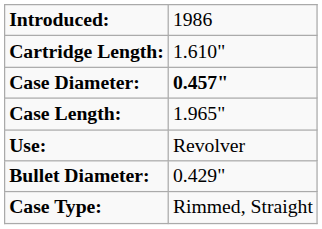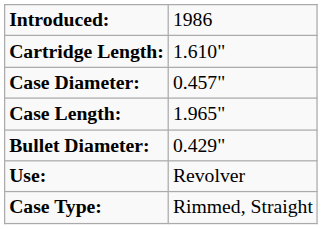(201, 82) bold -> (199, 82) normal
rows swapped: (28, 144) <-> (79, 176)
